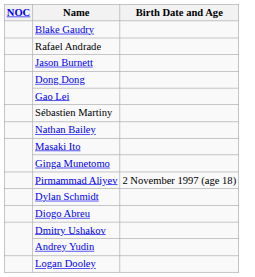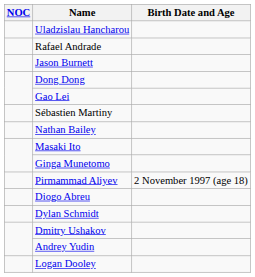- row: (65, 29)
+ row: (82, 29)
rows swapped: (67, 197) <-> (63, 213)
